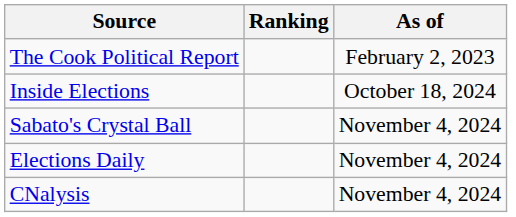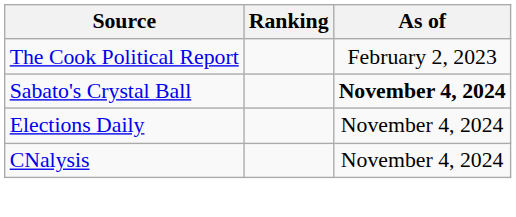- row: (79, 90)
(420, 125) normal -> (422, 90) bold
